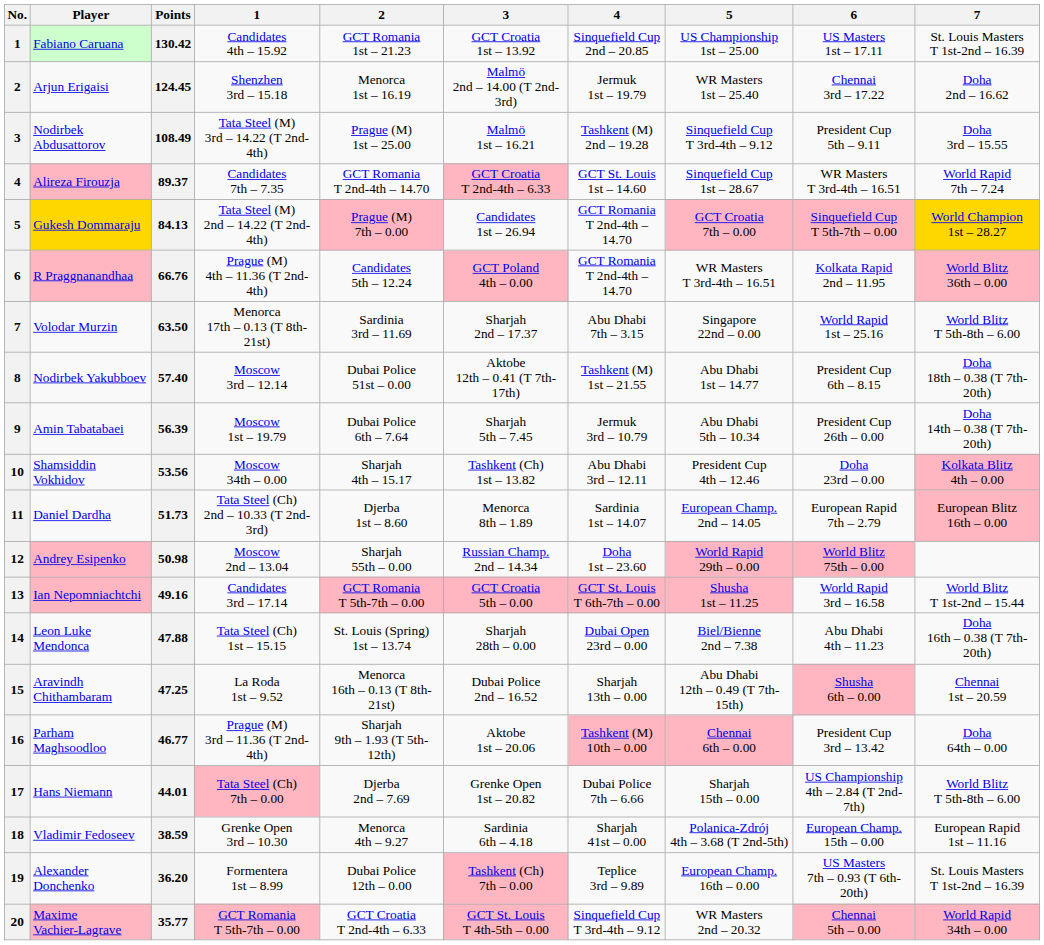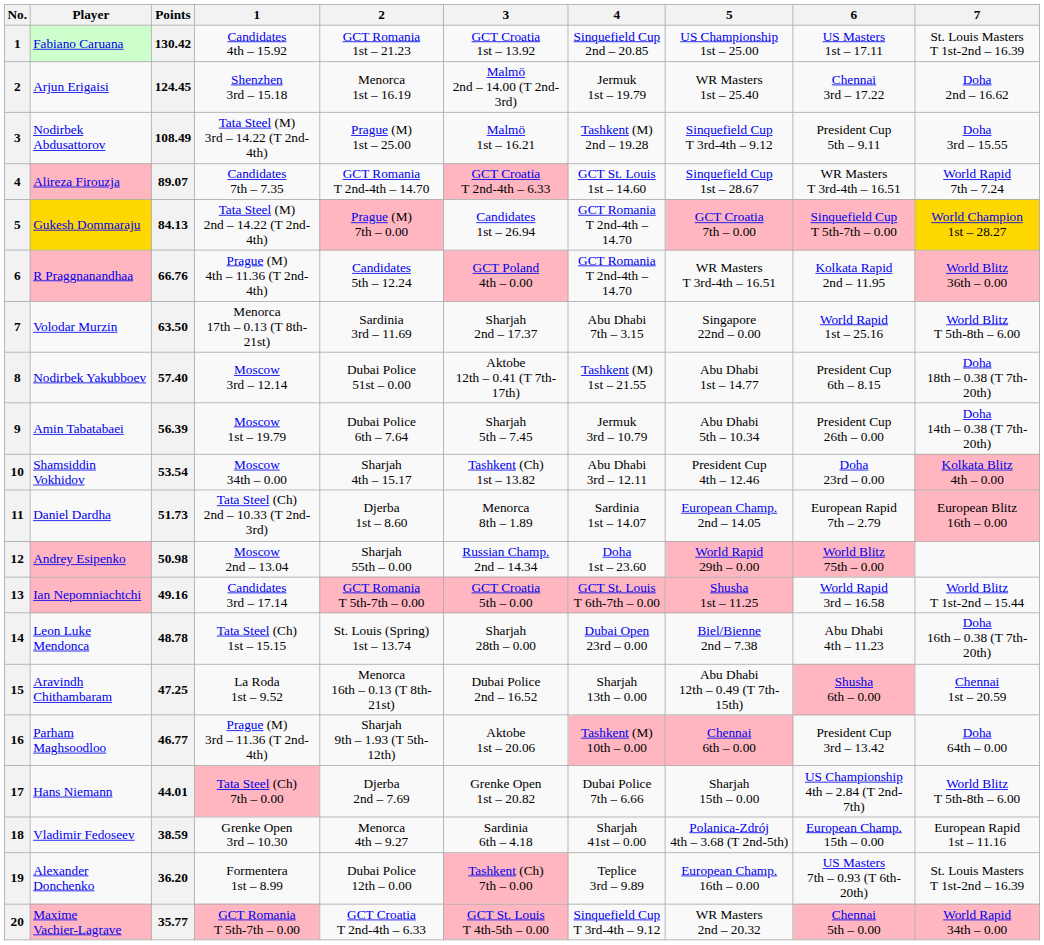(173, 181) 89.37 -> (173, 181) 89.07
(173, 472) 53.56 -> (173, 472) 53.54
(173, 638) 47.88 -> (173, 638) 48.78
